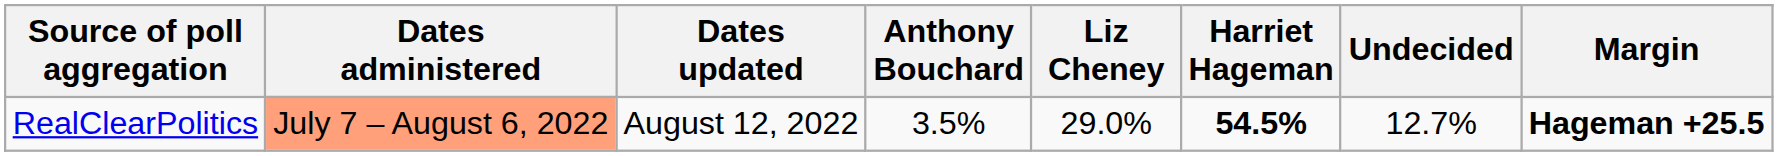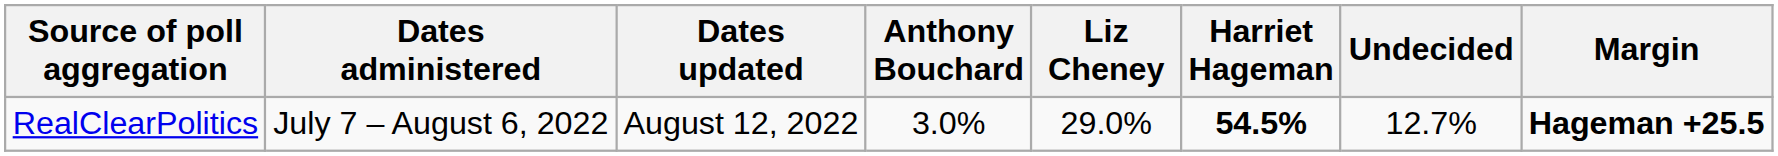(441, 122) lightsalmon background -> (441, 122) no background
(949, 122) 3.5% -> (949, 122) 3.0%
